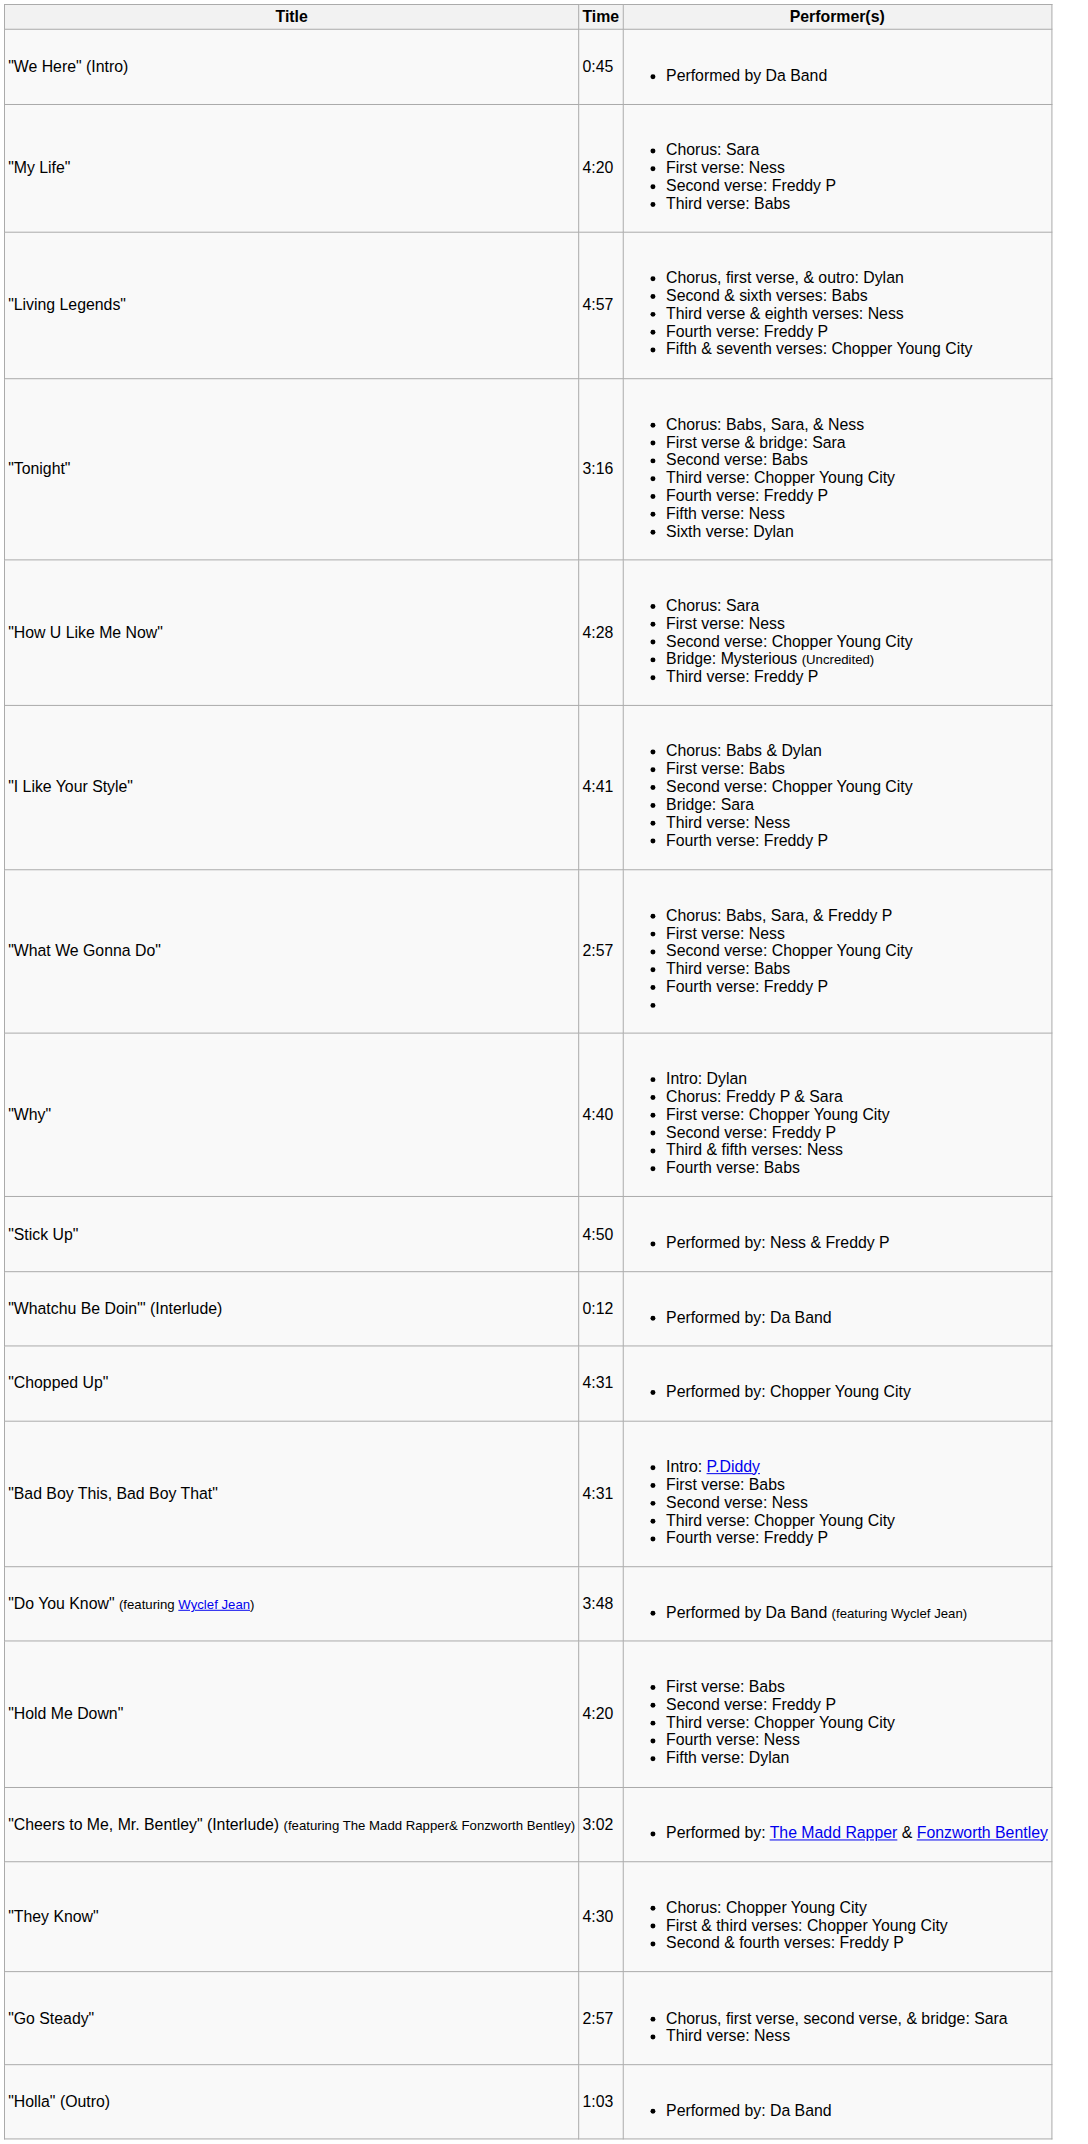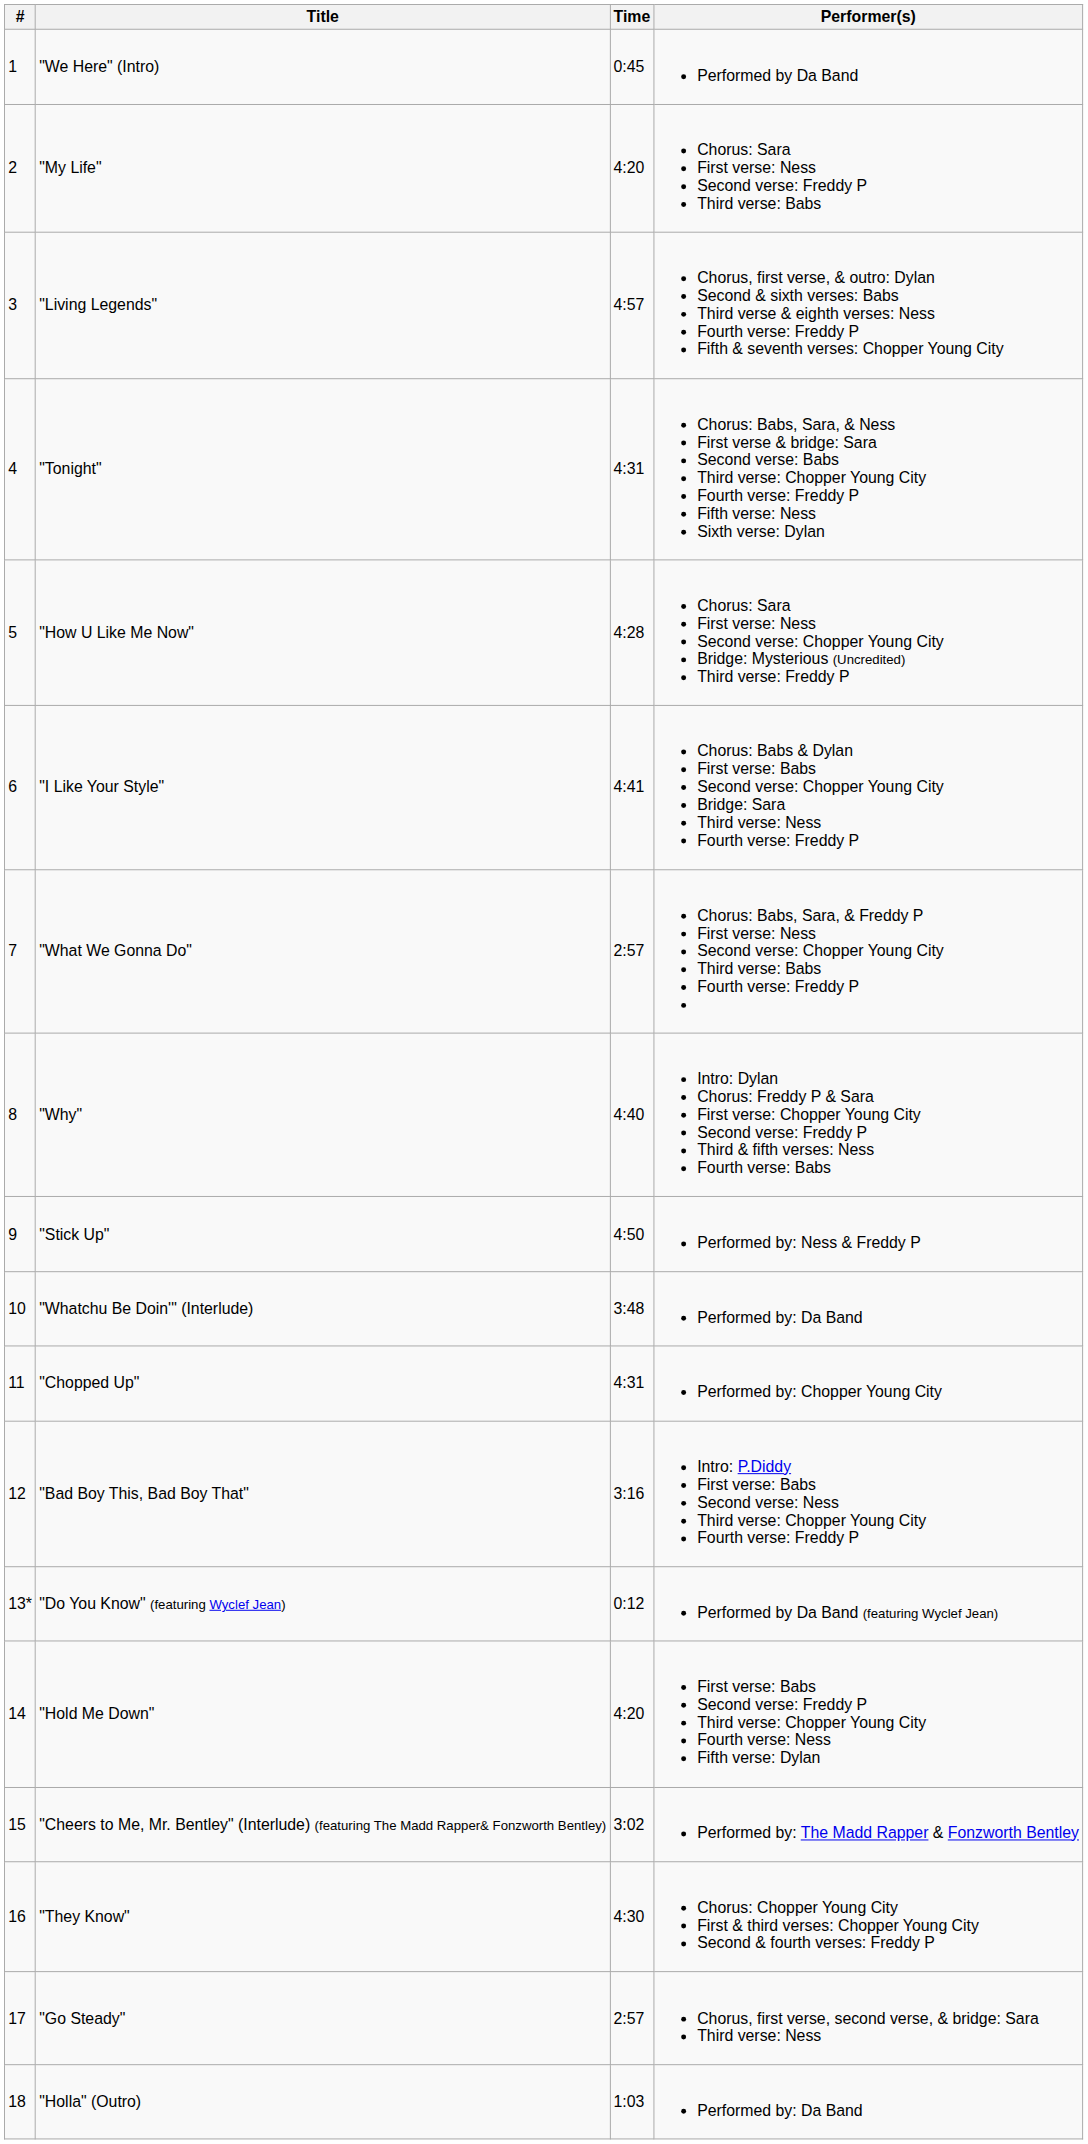+ column: (20, 17)
(598, 468) 3:16 -> (629, 468) 4:31
(598, 1308) 0:12 -> (629, 1308) 3:48
(598, 1493) 4:31 -> (629, 1493) 3:16
(598, 1603) 3:48 -> (629, 1603) 0:12
